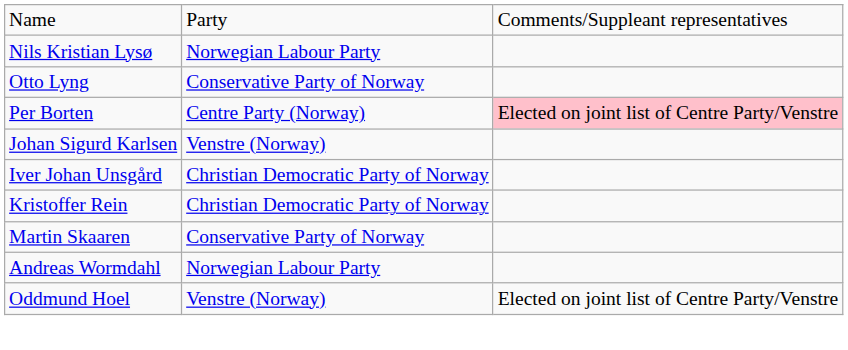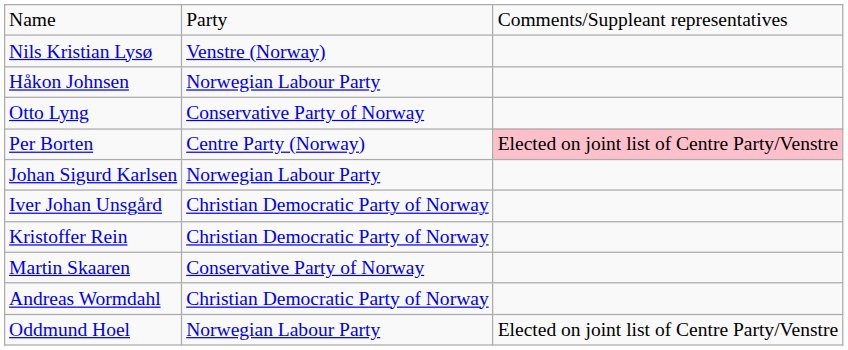(283, 50) Norwegian Labour Party -> (256, 50) Venstre (Norway)
+ row: (69, 81)
(256, 143) Venstre (Norway) -> (283, 174) Norwegian Labour Party
(283, 267) Norwegian Labour Party -> (337, 298) Christian Democratic Party of Norway
(256, 298) Venstre (Norway) -> (283, 329) Norwegian Labour Party
